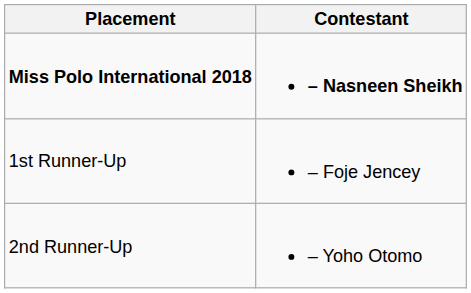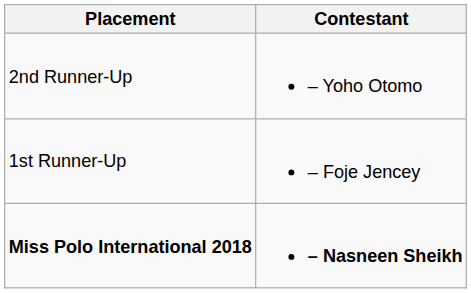rows swapped: (130, 76) <-> (71, 246)
